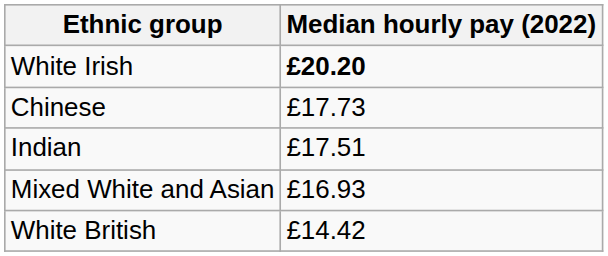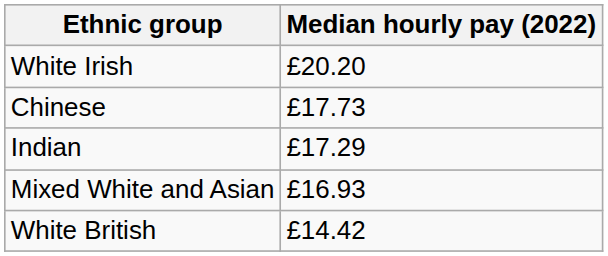(326, 66) bold -> (326, 66) normal
(326, 148) £17.51 -> (326, 148) £17.29
